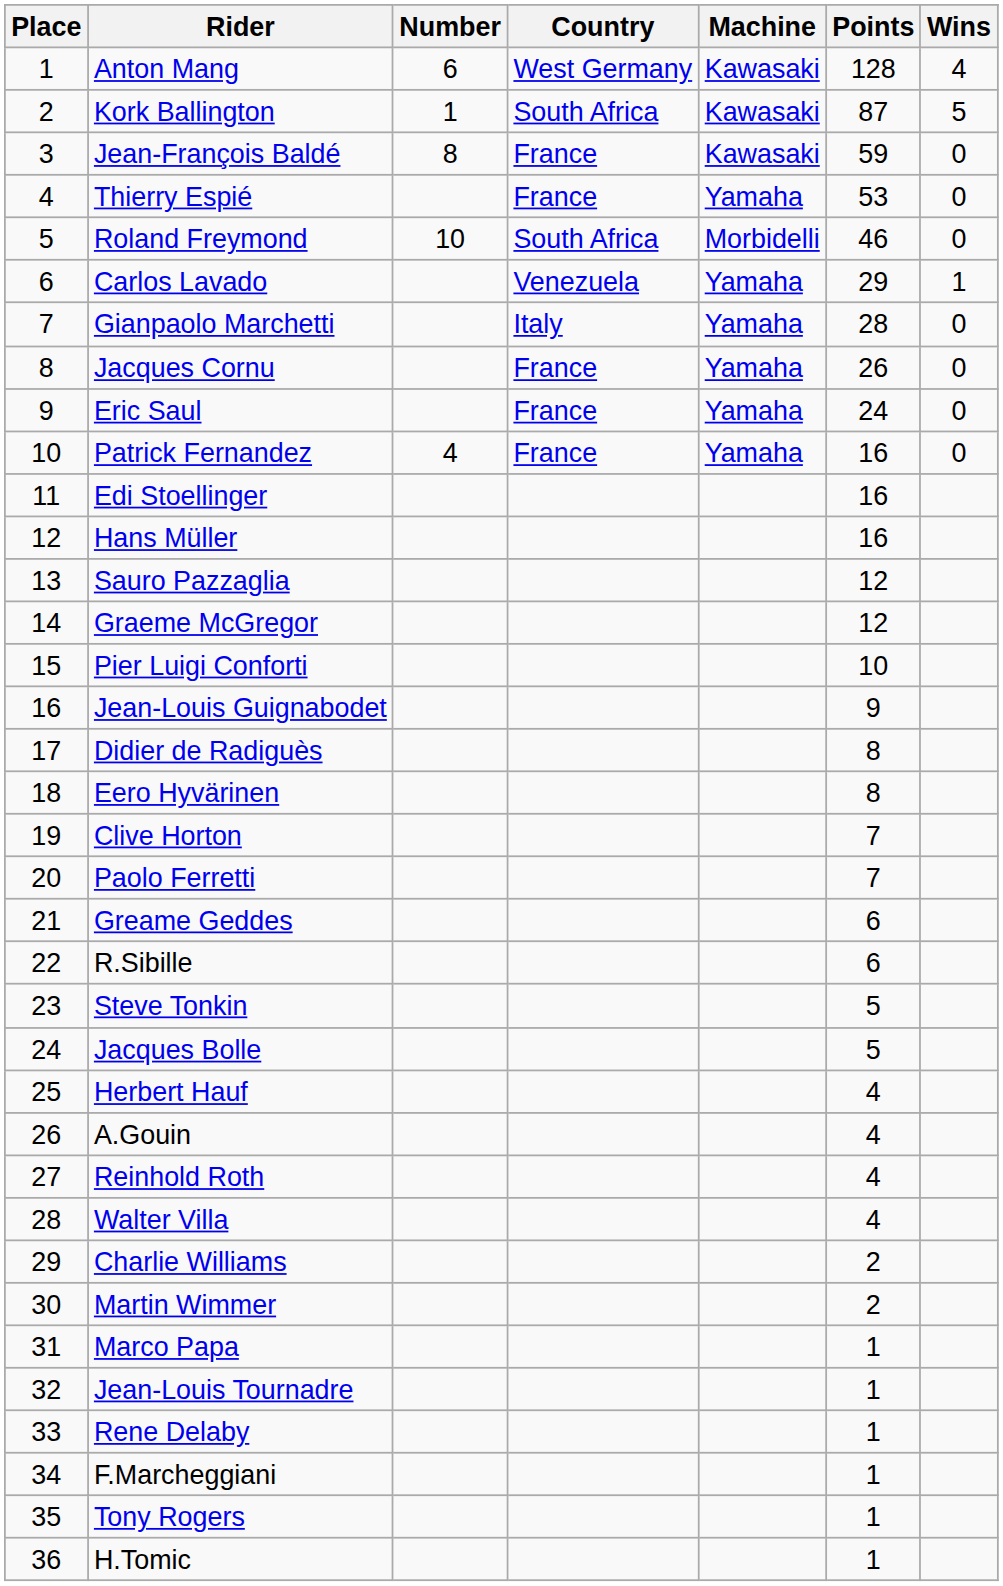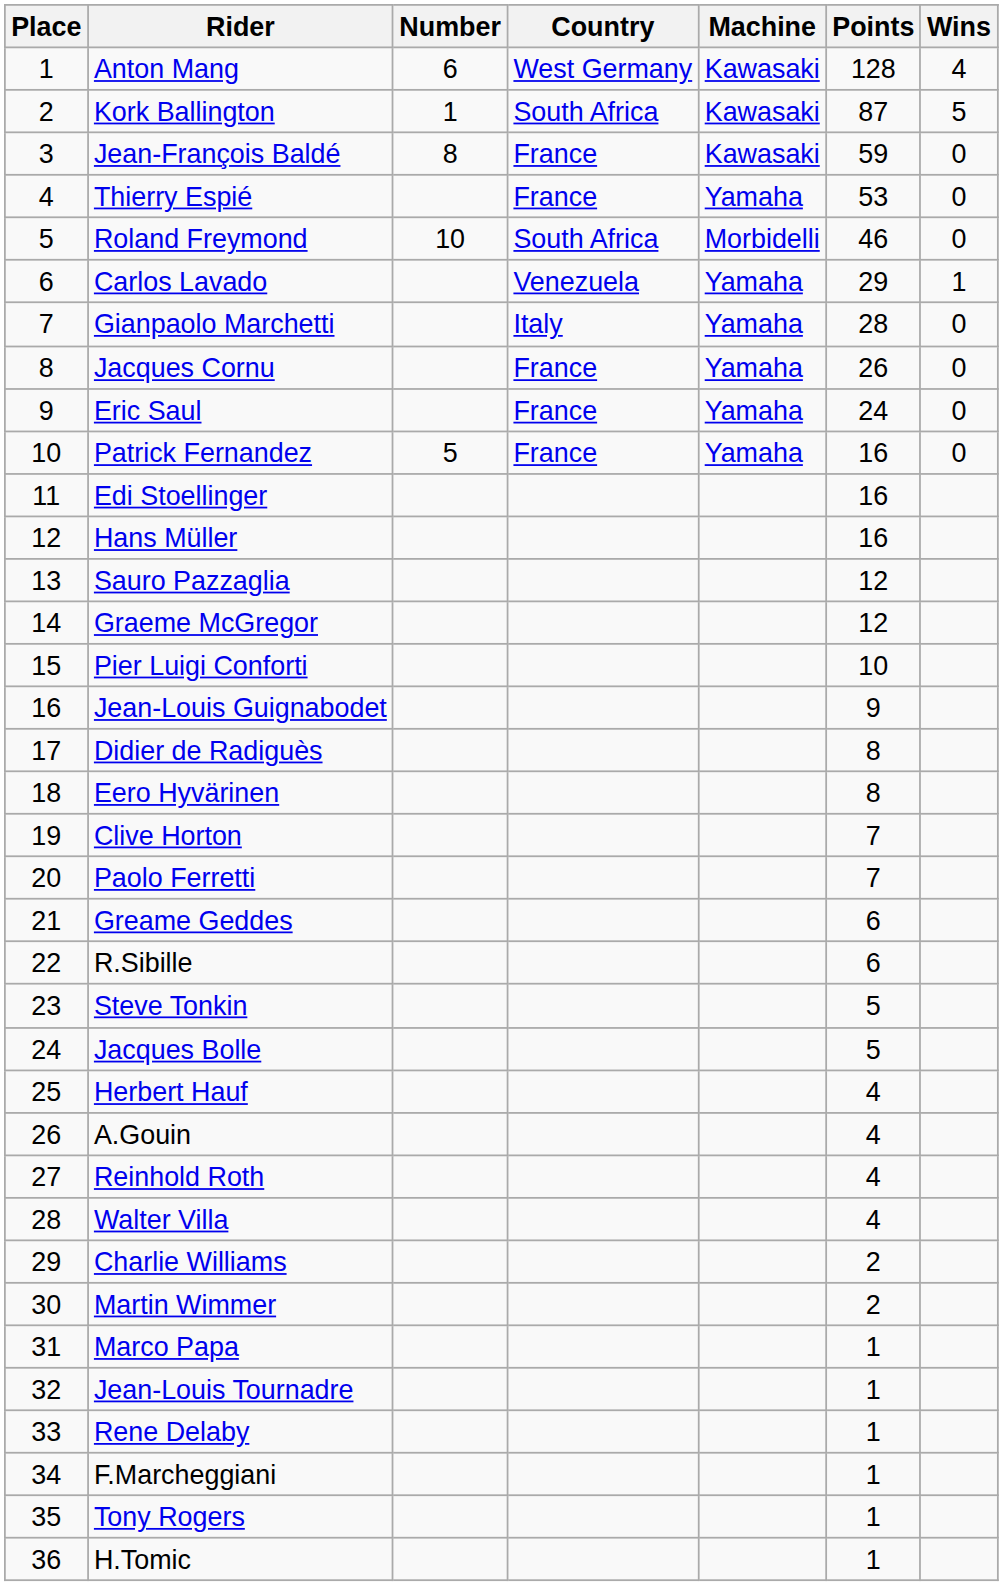(450, 452) 4 -> (450, 452) 5
